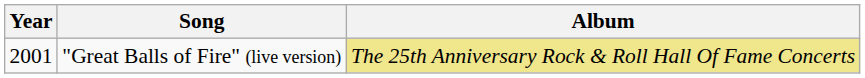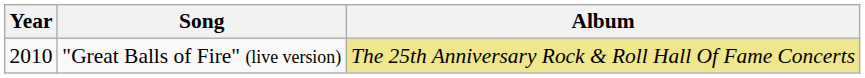(31, 55) 2001 -> (31, 55) 2010
